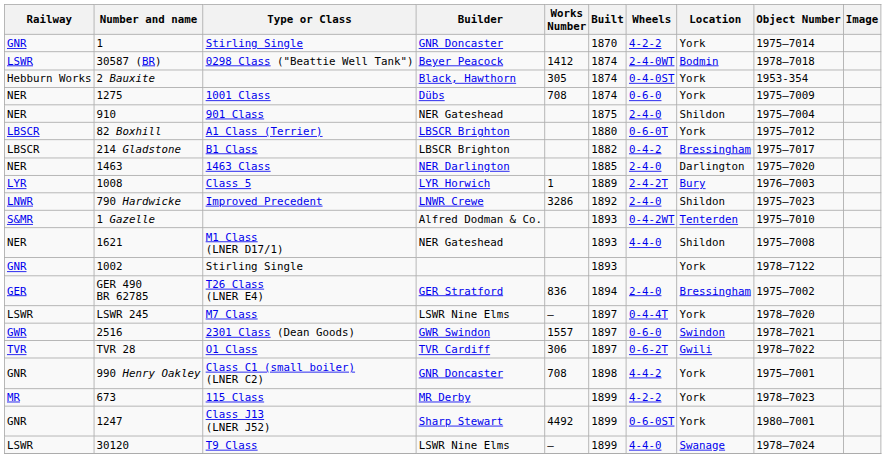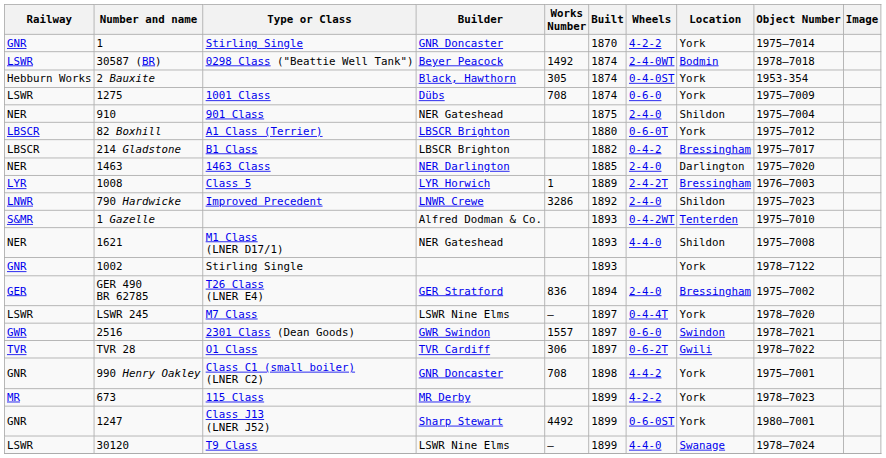(560, 61) 1412 -> (560, 61) 1492
(17, 96) NER -> (20, 96) LSWR
(693, 184) Bury -> (715, 184) Bressingham
